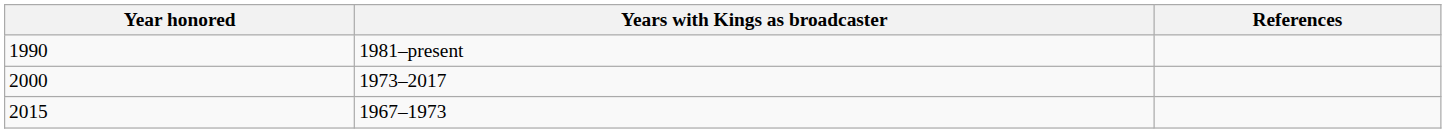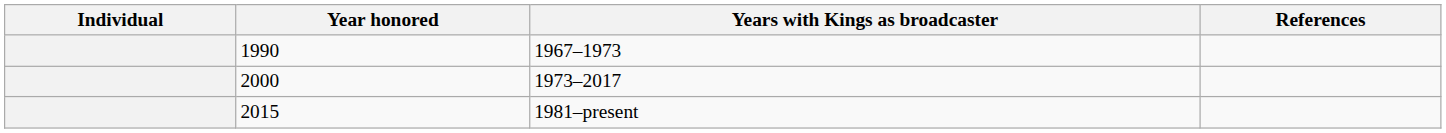+ column: (120, 19)
(411, 50) 1981–present -> (578, 50) 1967–1973
(403, 111) 1967–1973 -> (586, 111) 1981–present
